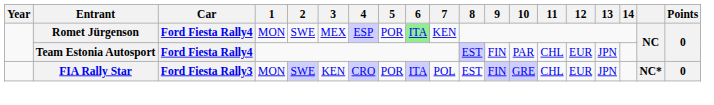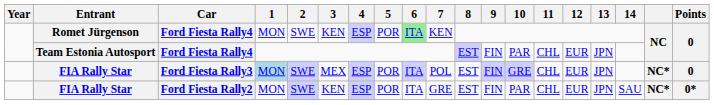(333, 32) MEX -> (333, 32) KEN
(272, 70) no background -> (272, 70) lightblue background
(333, 70) KEN -> (333, 70) MEX
(363, 70) CRO -> (362, 70) ESP
+ row: (96, 89)
